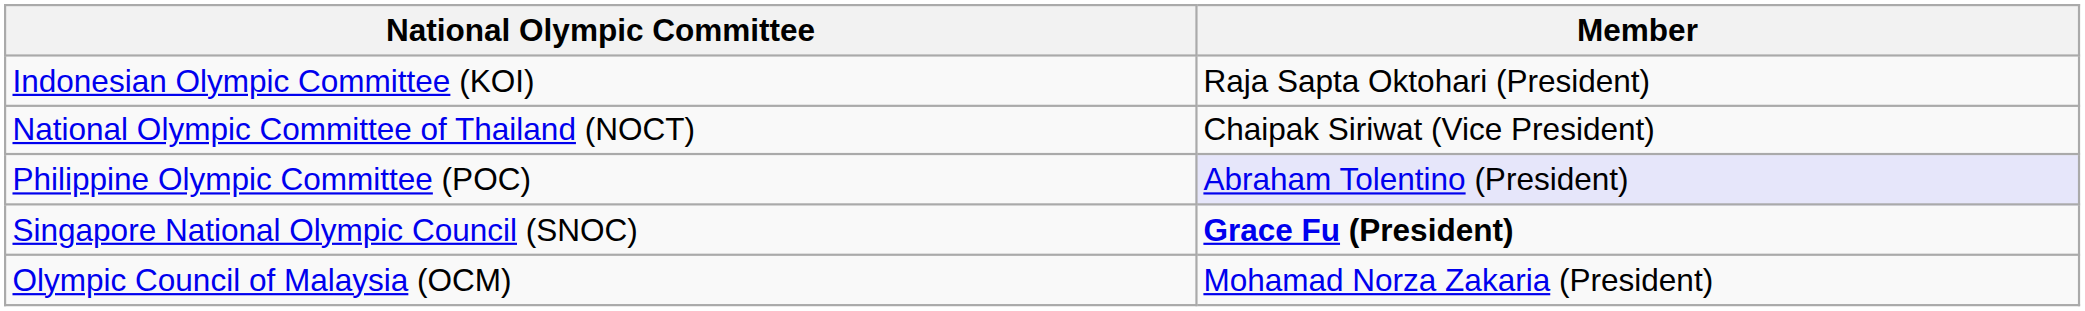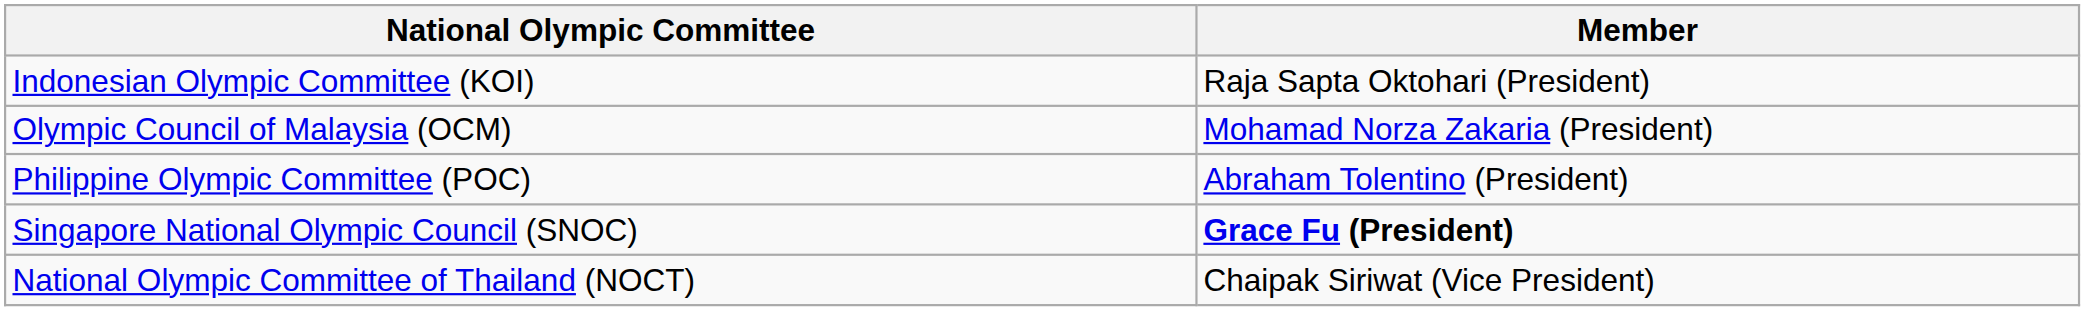rows swapped: (262, 280) <-> (354, 130)
(1416, 180) lavender background -> (1416, 180) no background
